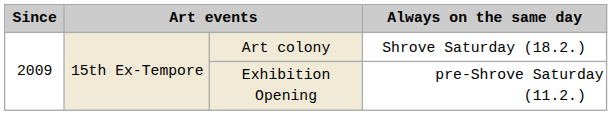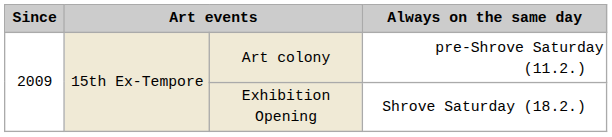(493, 47) Shrove Saturday (18.2.) -> (519, 58) pre-Shrove Saturday (11.2.)
(519, 86) pre-Shrove Saturday (11.2.) -> (493, 107) Shrove Saturday (18.2.)
